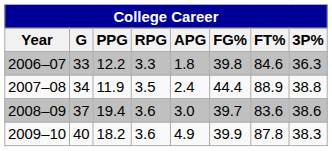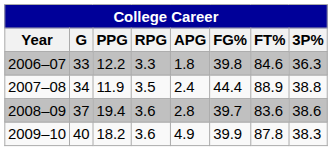(184, 111) 3.0 -> (184, 111) 2.8
